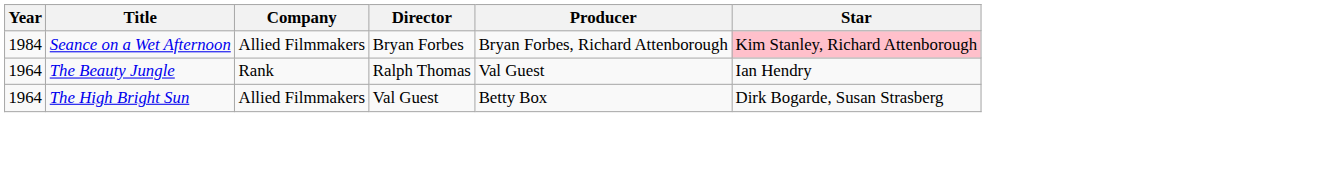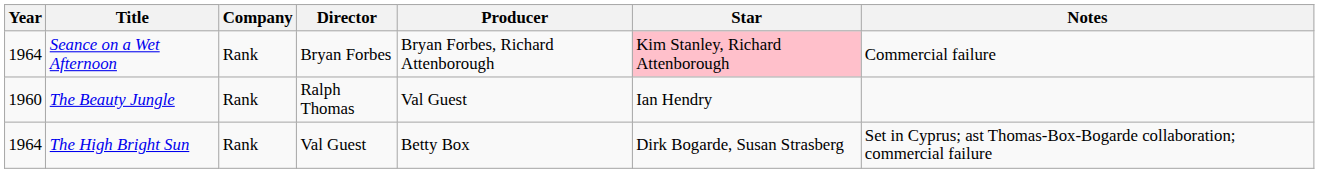+ column: (1087, 17)
(25, 44) 1984 -> (25, 53) 1964
(302, 44) Allied Filmmakers -> (240, 53) Rank
(25, 71) 1964 -> (25, 99) 1960
(302, 97) Allied Filmmakers -> (240, 145) Rank
